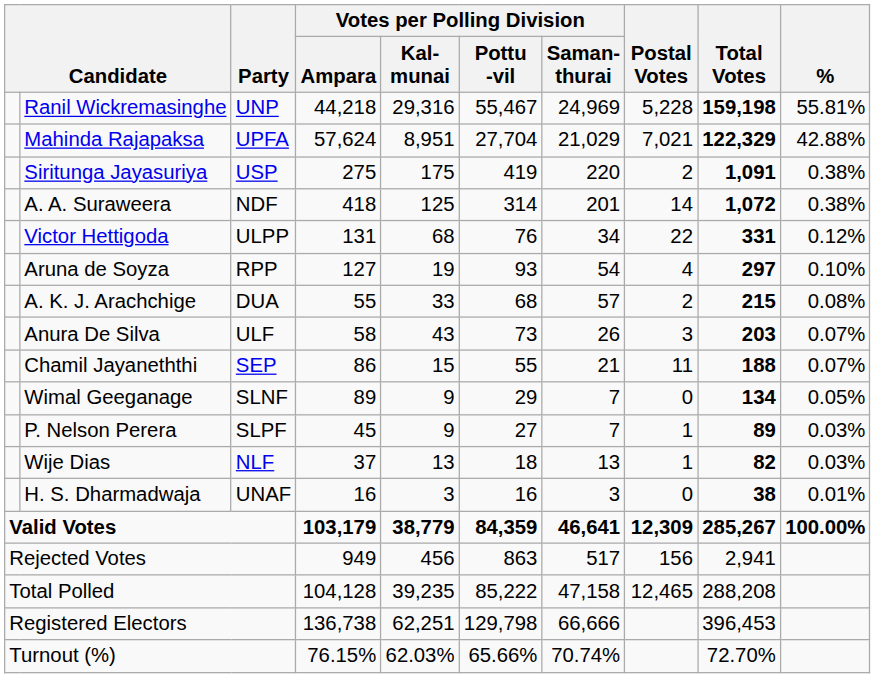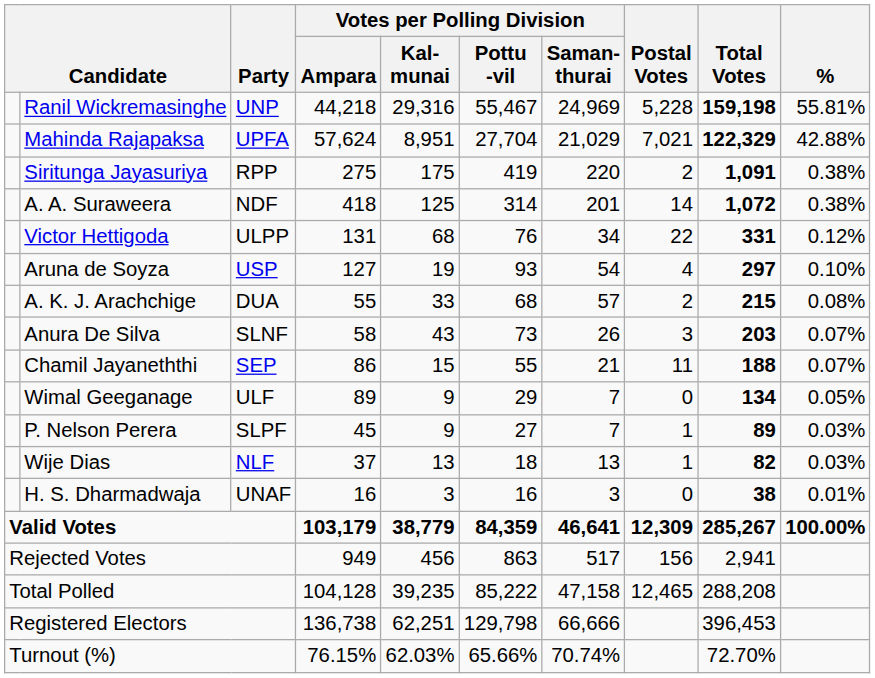(257, 172) USP -> (257, 172) RPP
(257, 269) RPP -> (257, 269) USP
(255, 333) ULF -> (262, 333) SLNF
(262, 397) SLNF -> (255, 397) ULF
